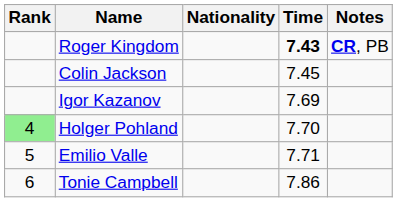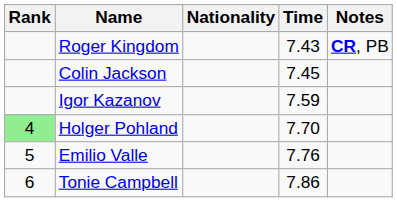(303, 45) bold -> (303, 45) normal
(303, 100) 7.69 -> (303, 100) 7.59
(303, 155) 7.71 -> (303, 155) 7.76
